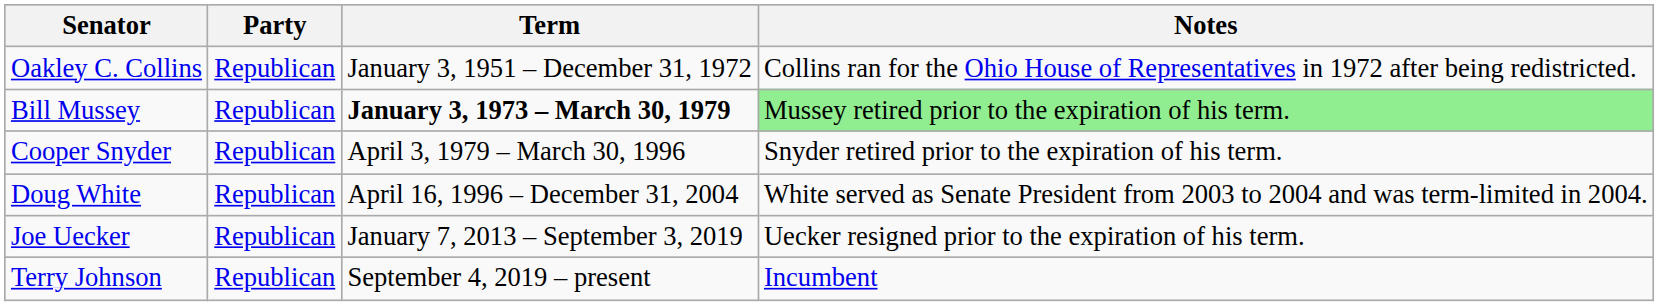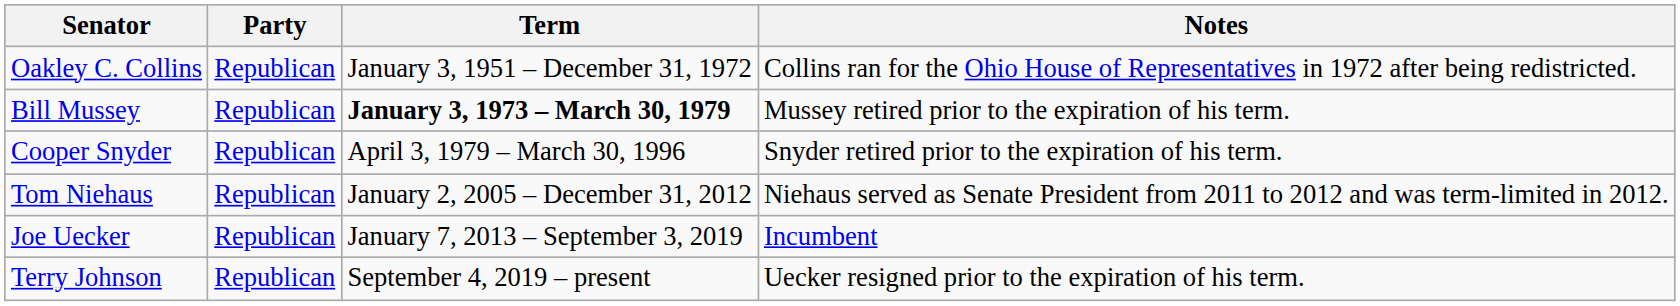(1027, 109) lightgreen background -> (1027, 109) no background
- row: (76, 194)
+ row: (82, 194)
(1034, 236) Uecker resigned prior to the expiration of his term. -> (821, 236) Incumbent
(821, 278) Incumbent -> (1034, 278) Uecker resigned prior to the expiration of his term.
